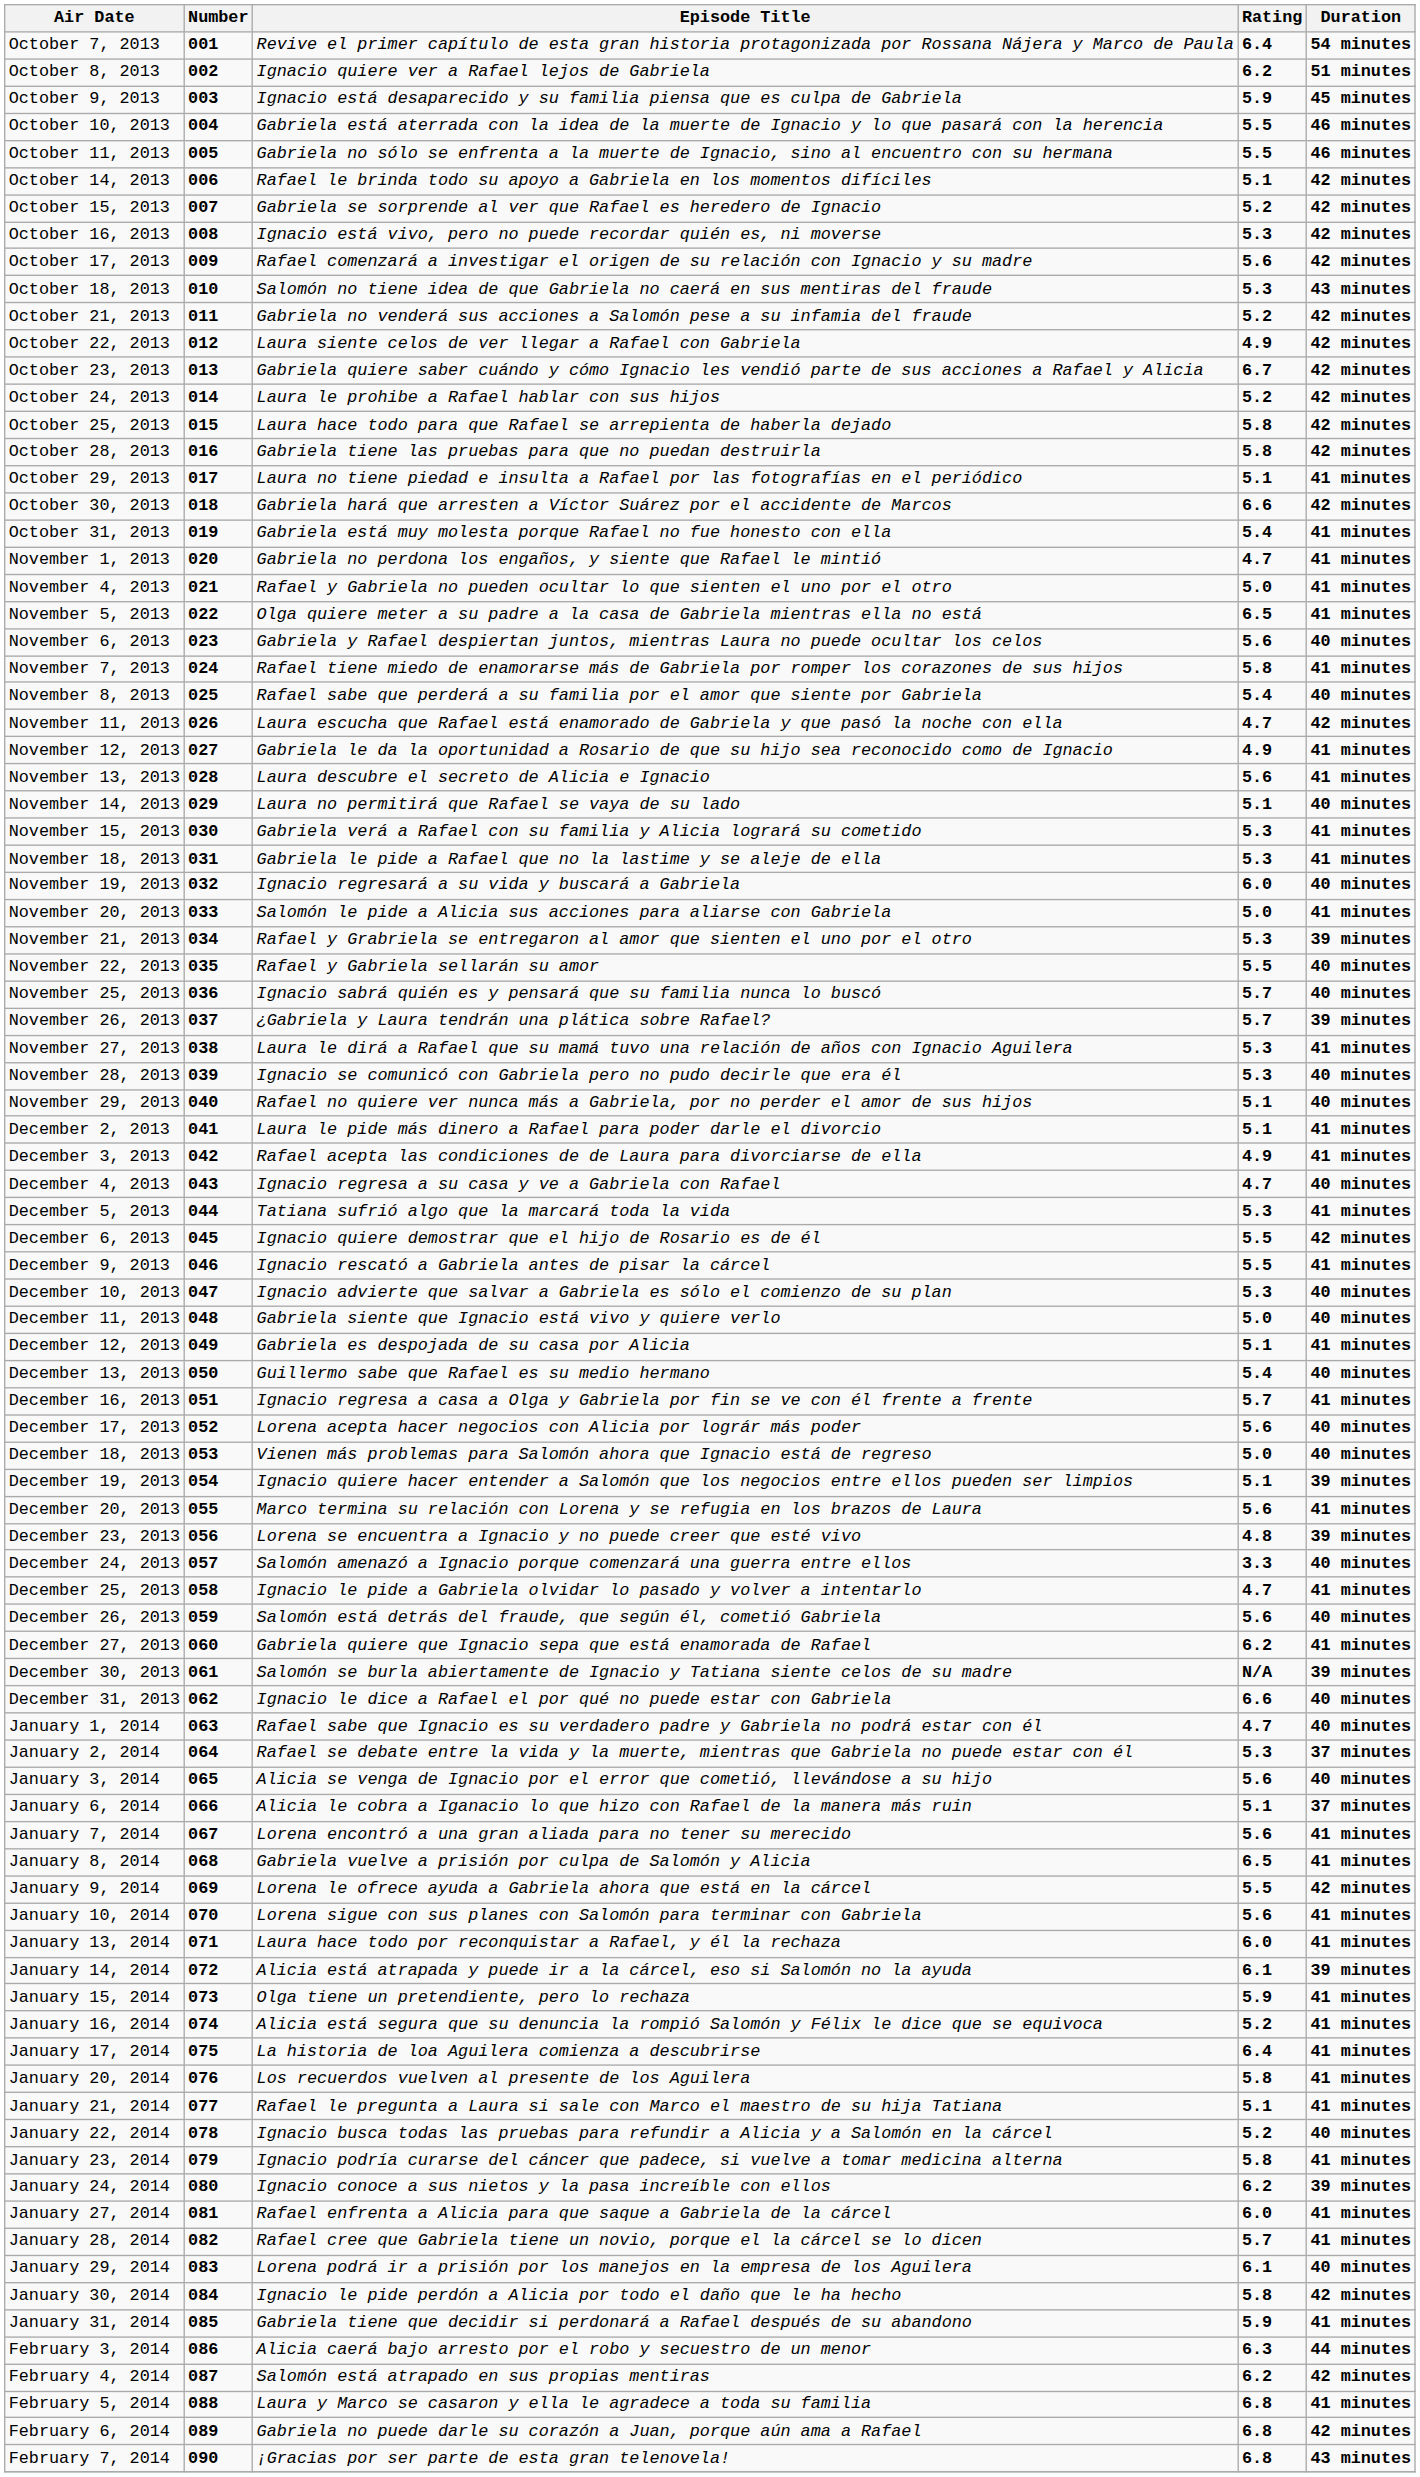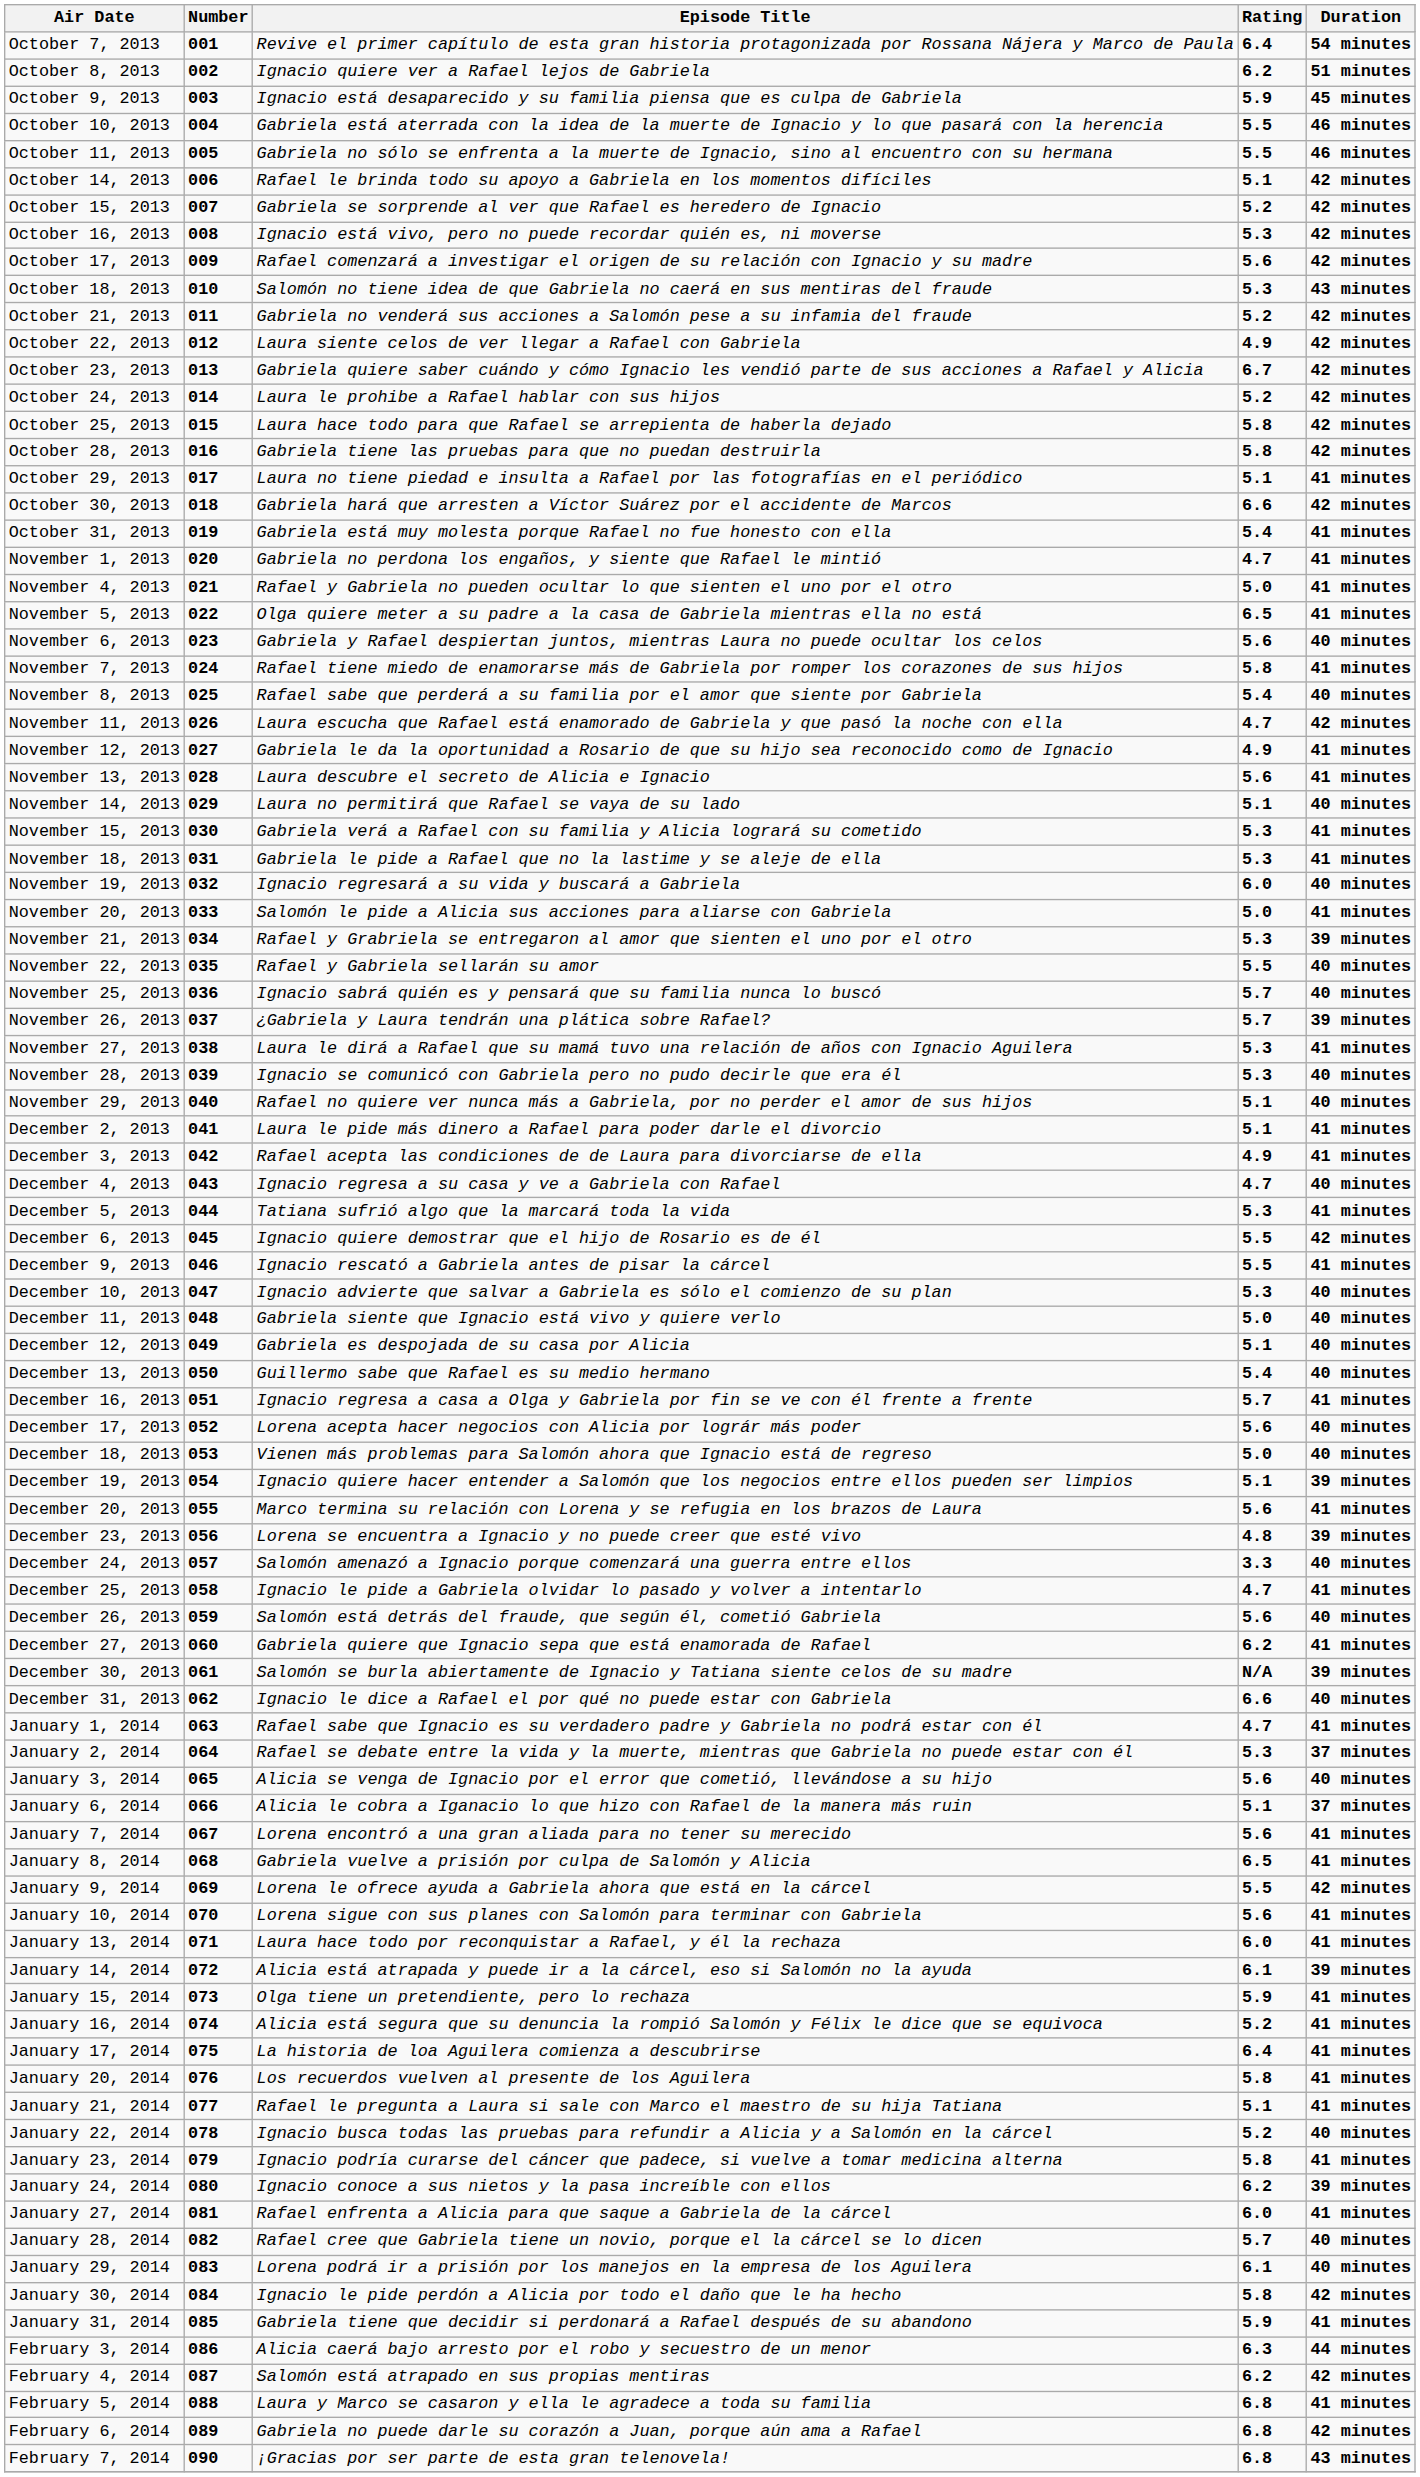(1361, 1347) 41 minutes -> (1361, 1347) 40 minutes
(1361, 1727) 40 minutes -> (1361, 1727) 41 minutes
(1361, 2242) 41 minutes -> (1361, 2242) 40 minutes
